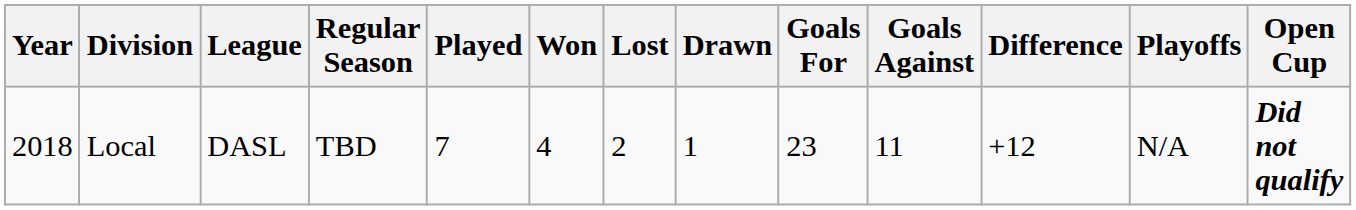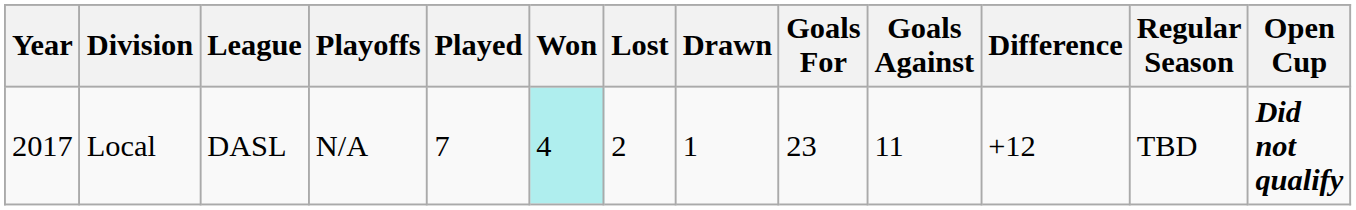columns swapped: (368, 45) <-> (1189, 45)
(42, 145) 2018 -> (42, 145) 2017
(544, 145) no background -> (544, 145) paleturquoise background
